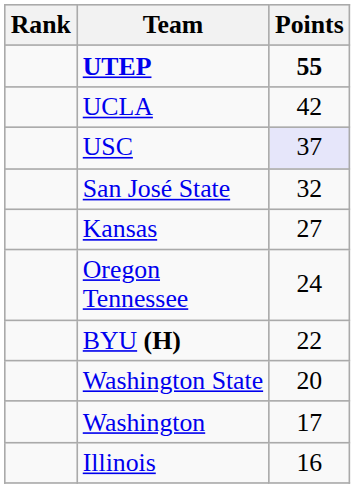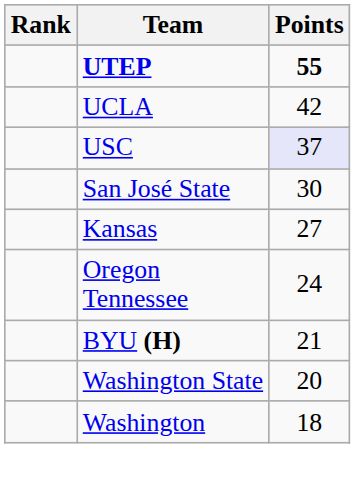(309, 188) 32 -> (309, 188) 30
(309, 339) 22 -> (309, 339) 21
(309, 421) 17 -> (309, 421) 18
- row: (119, 462)
